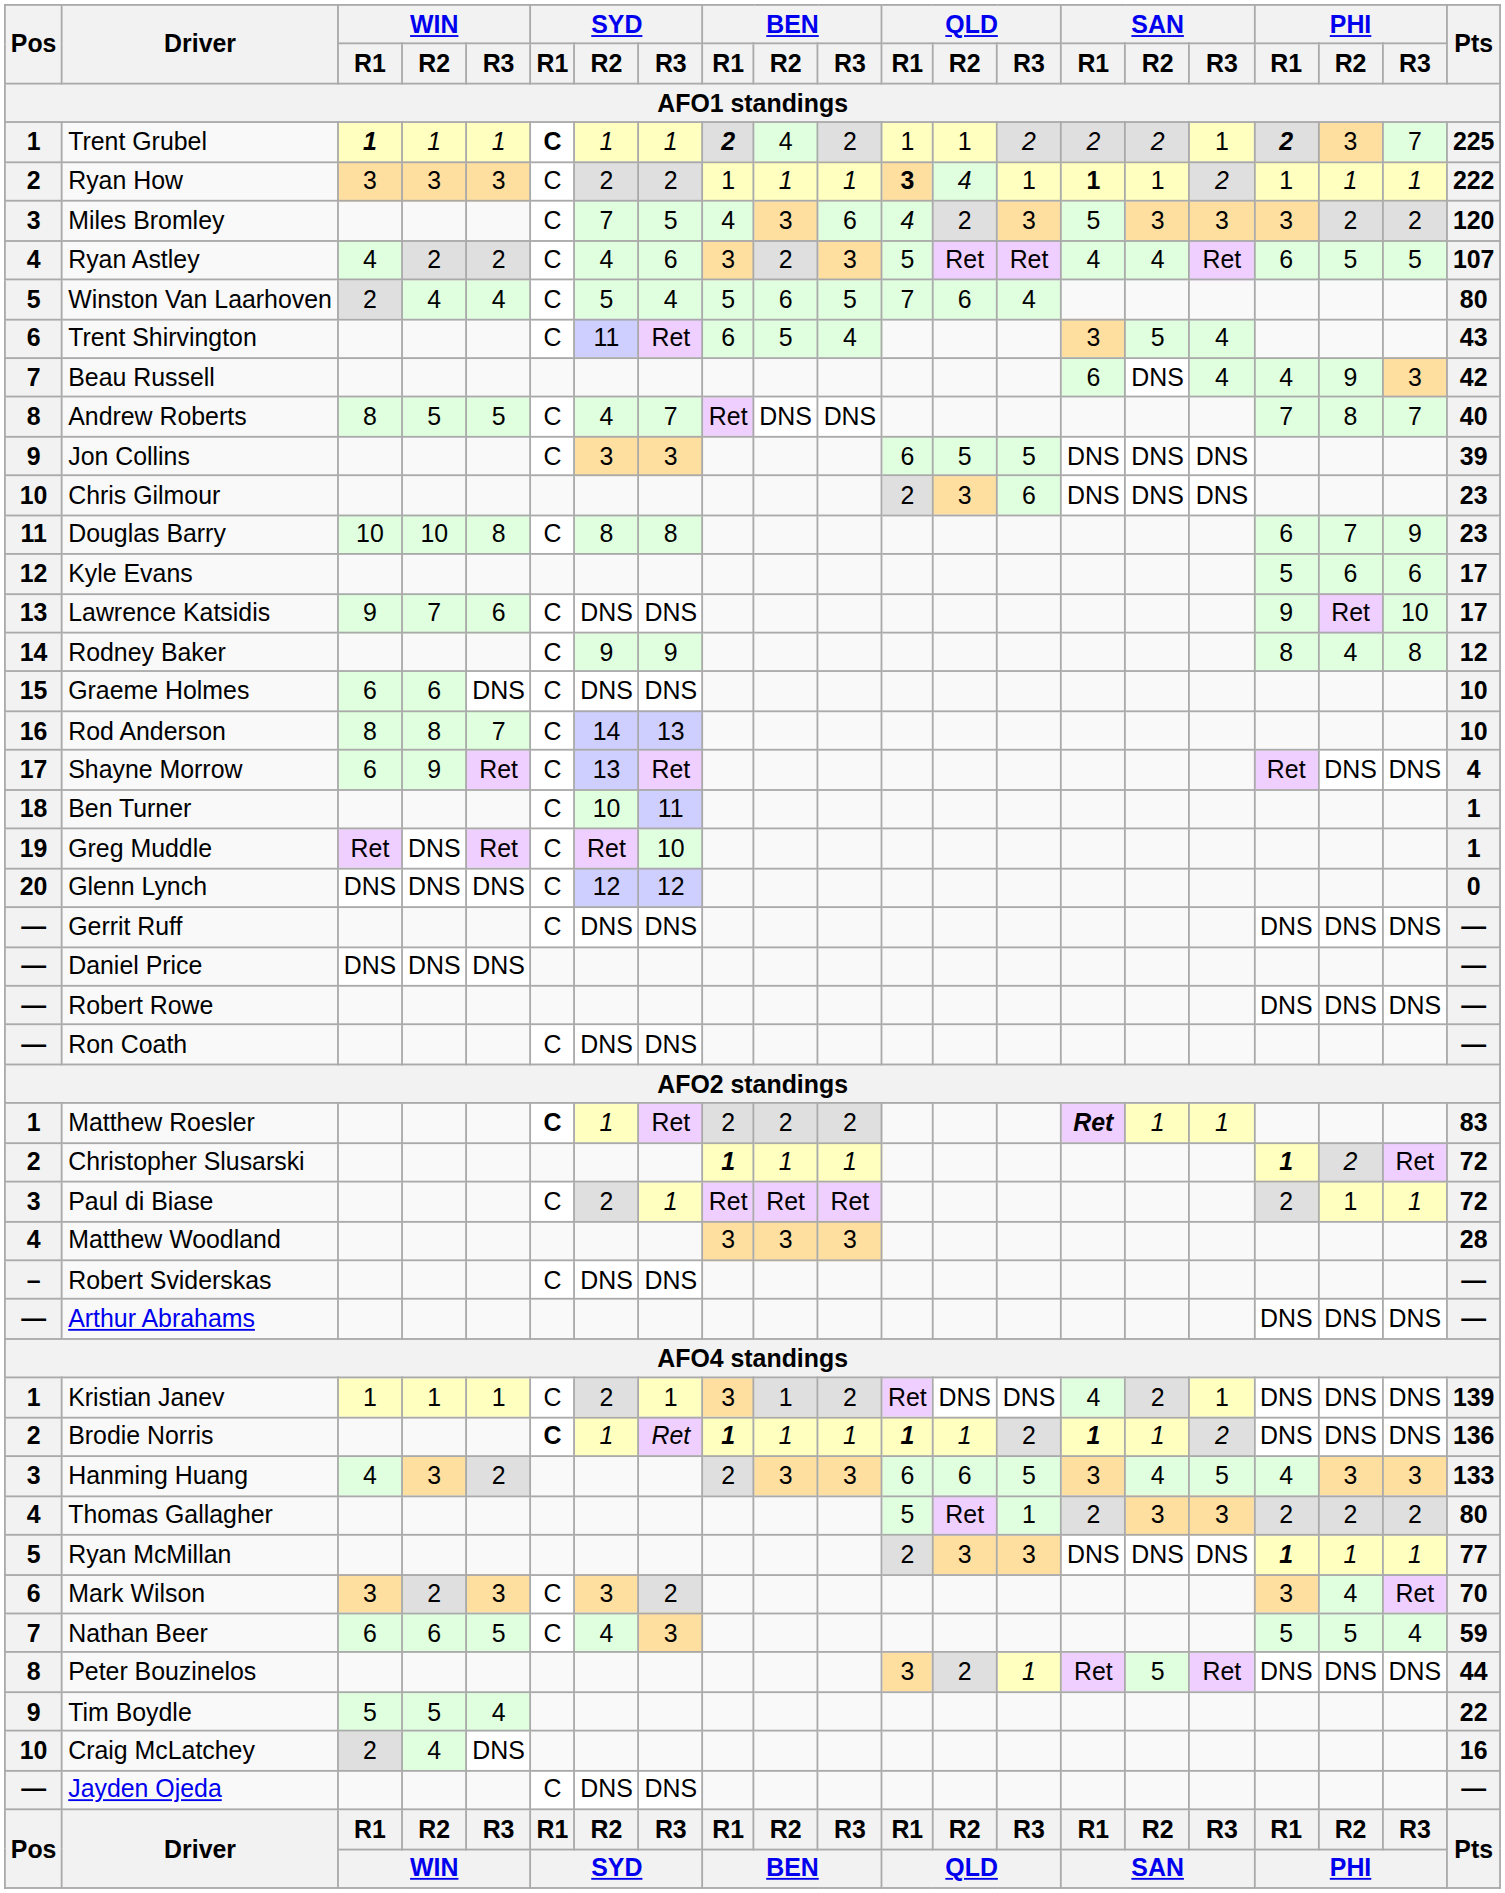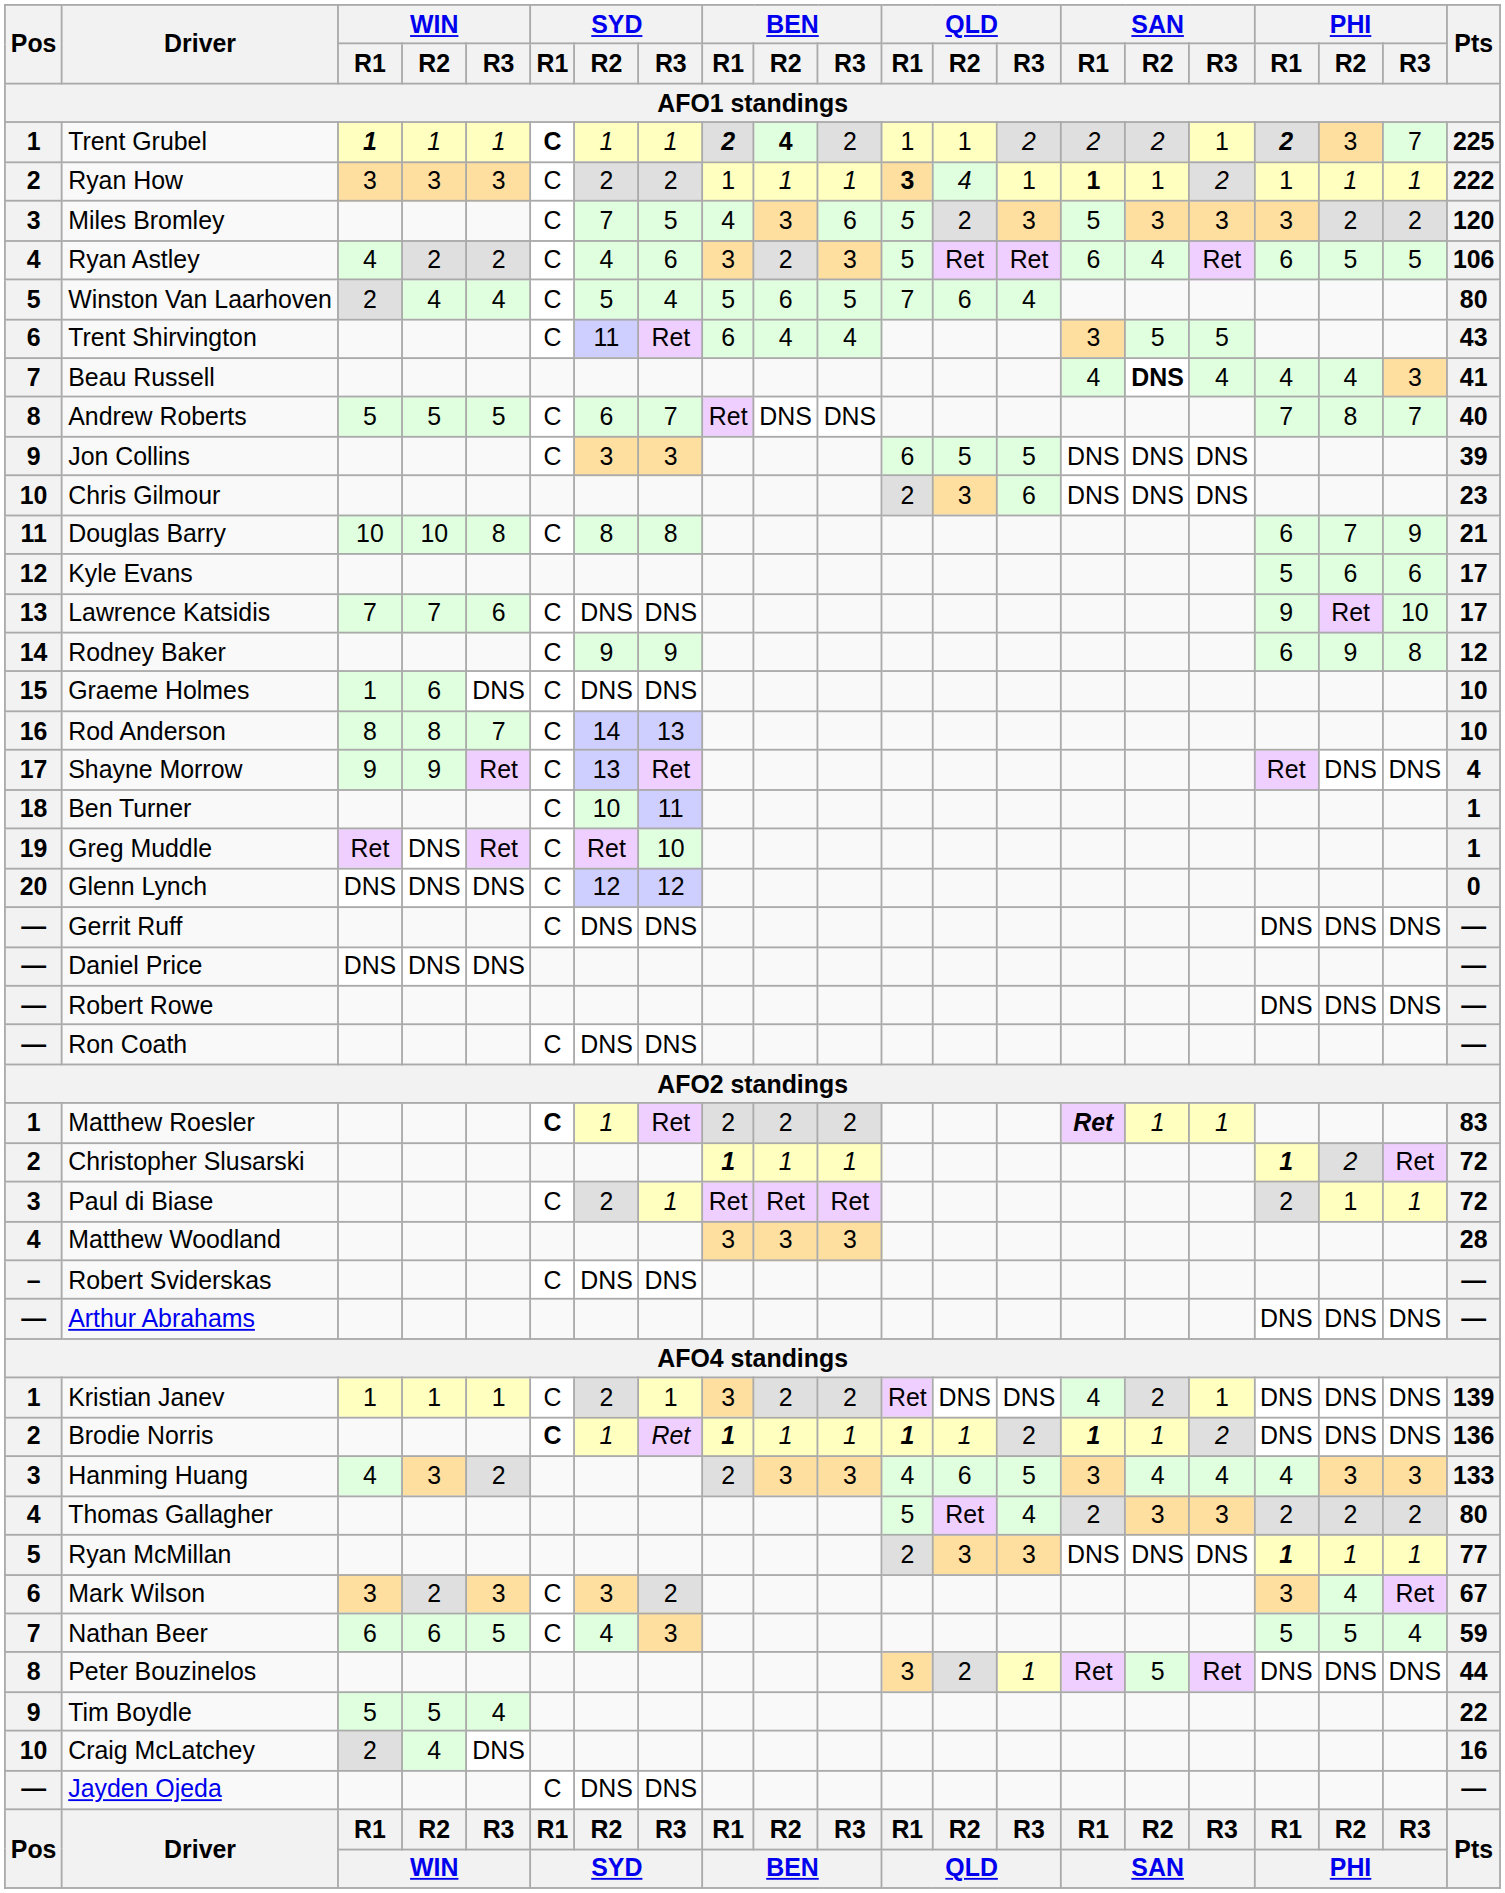(786, 142) normal -> (786, 142) bold
(907, 220) 4 -> (907, 220) 5
(1093, 260) 4 -> (1093, 260) 6
(1474, 260) 107 -> (1474, 260) 106
(786, 338) 5 -> (786, 338) 4
(1222, 338) 4 -> (1222, 338) 5
(1093, 377) 6 -> (1093, 377) 4
(1158, 377) normal -> (1158, 377) bold
(1351, 377) 9 -> (1351, 377) 4
(1474, 377) 42 -> (1474, 377) 41
(370, 416) 8 -> (370, 416) 5
(606, 416) 4 -> (606, 416) 6
(1474, 534) 23 -> (1474, 534) 21
(370, 613) 9 -> (370, 613) 7
(1286, 652) 8 -> (1286, 652) 6
(1351, 652) 4 -> (1351, 652) 9
(370, 691) 6 -> (370, 691) 1
(370, 770) 6 -> (370, 770) 9
(786, 1397) 1 -> (786, 1397) 2
(907, 1476) 6 -> (907, 1476) 4
(1222, 1476) 5 -> (1222, 1476) 4
(1029, 1515) 1 -> (1029, 1515) 4
(1474, 1593) 70 -> (1474, 1593) 67
